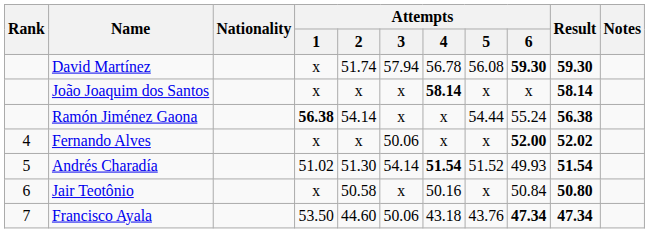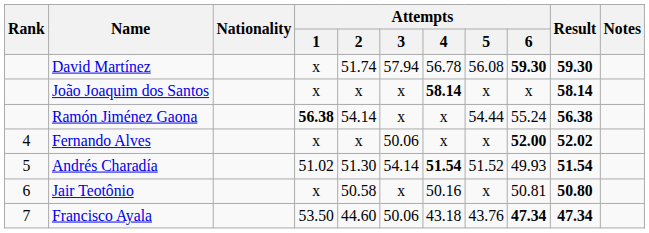(529, 191) 50.84 -> (529, 191) 50.81
